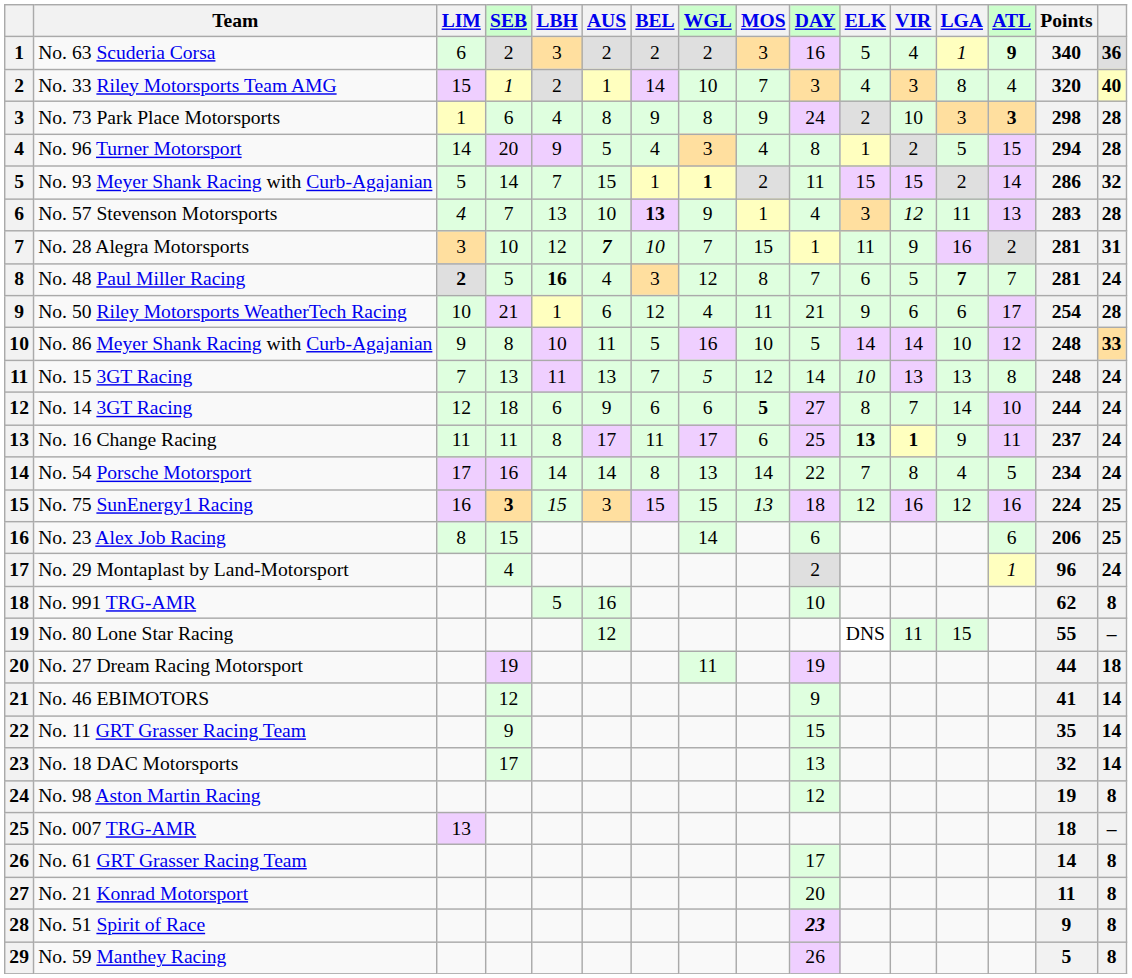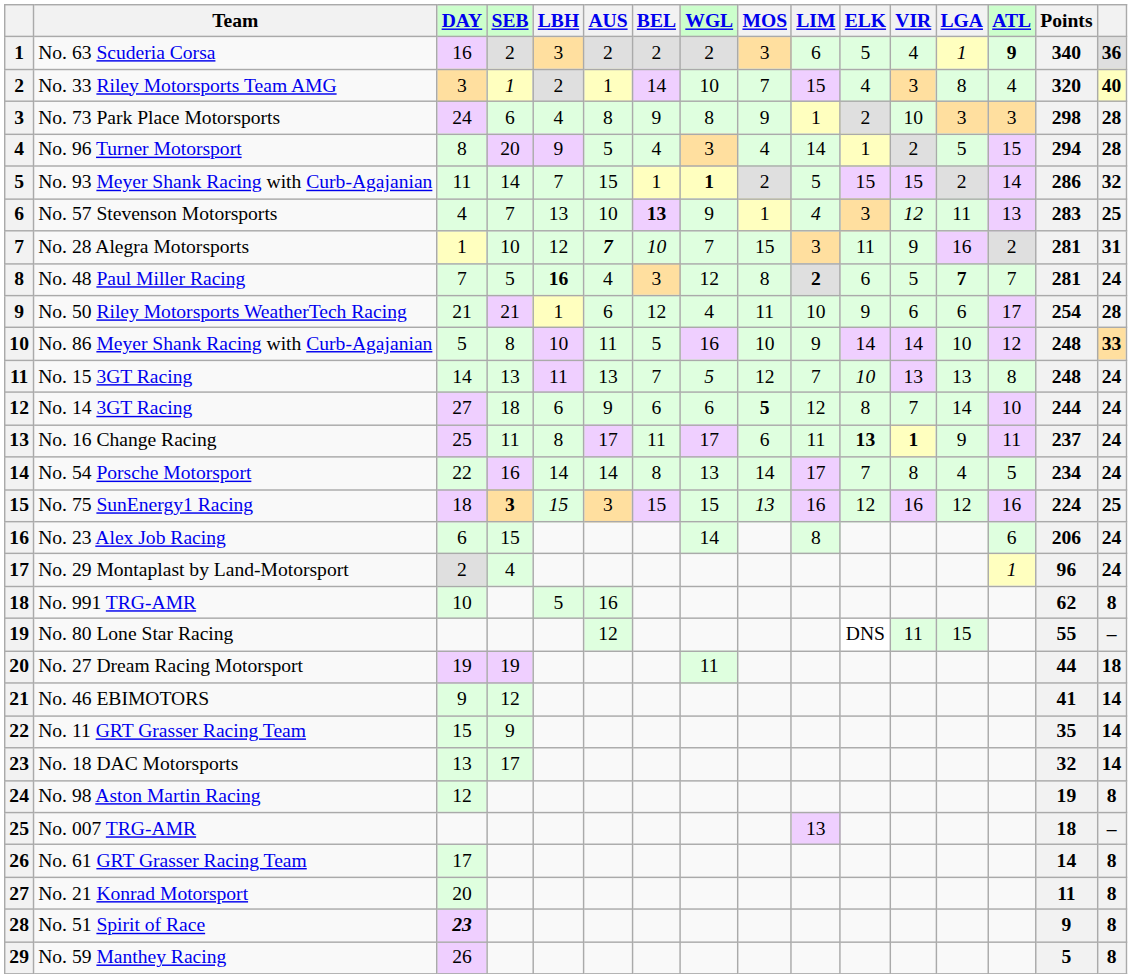columns swapped: (815, 20) <-> (461, 20)
(1012, 117) bold -> (1012, 117) normal
(1112, 214) 28 -> (1112, 214) 25
(1112, 537) 25 -> (1112, 537) 24
